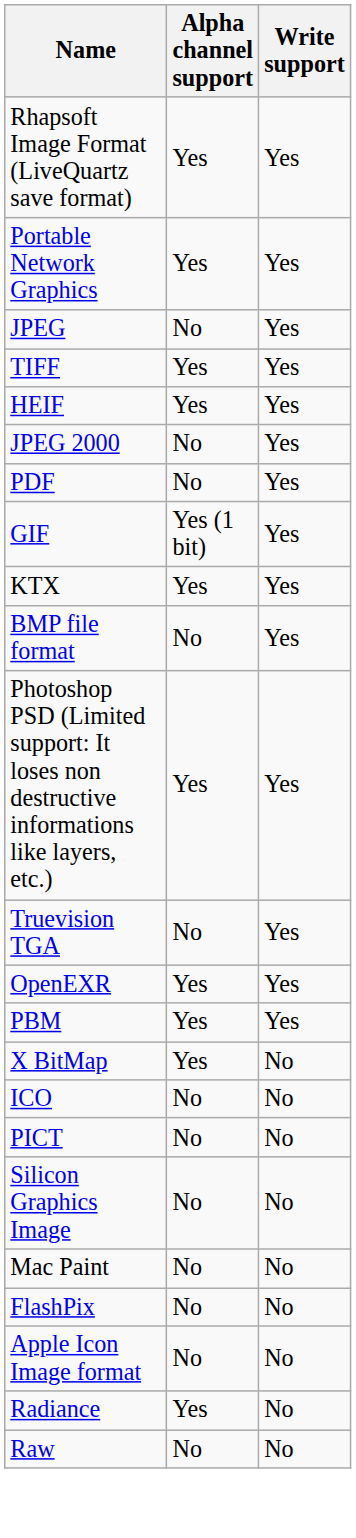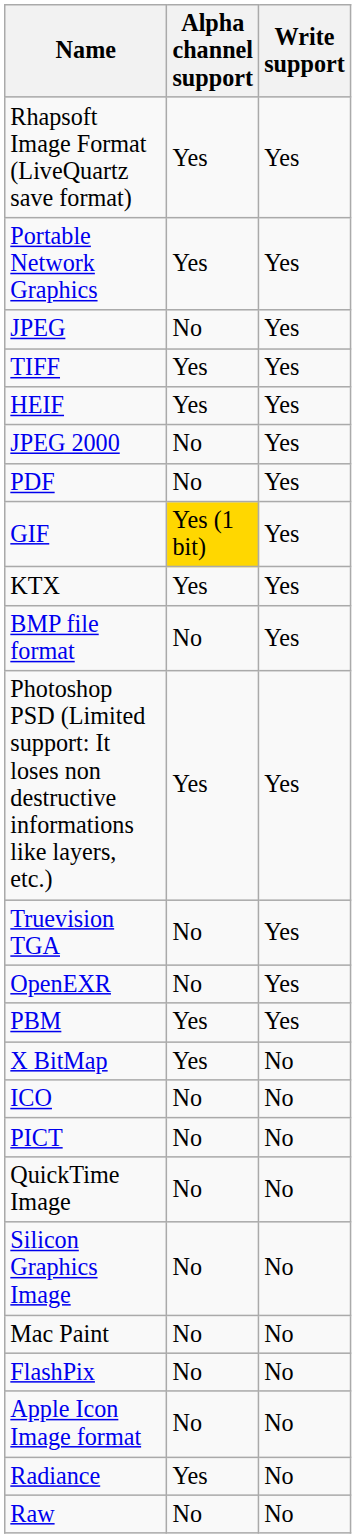(203, 534) no background -> (203, 534) gold background
(190, 983) Yes -> (187, 983) No
+ row: (65, 1189)
